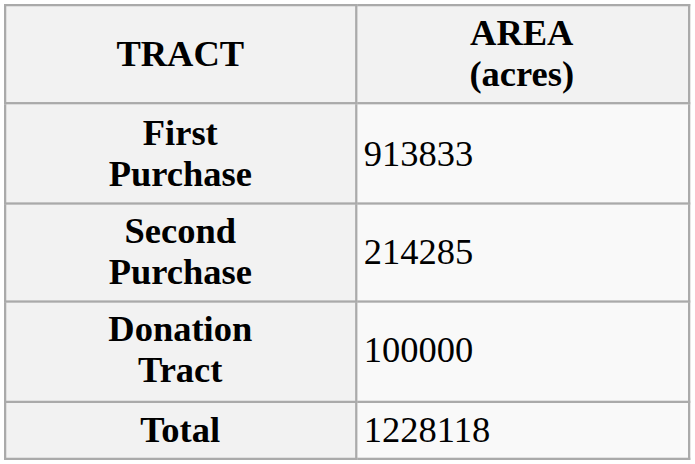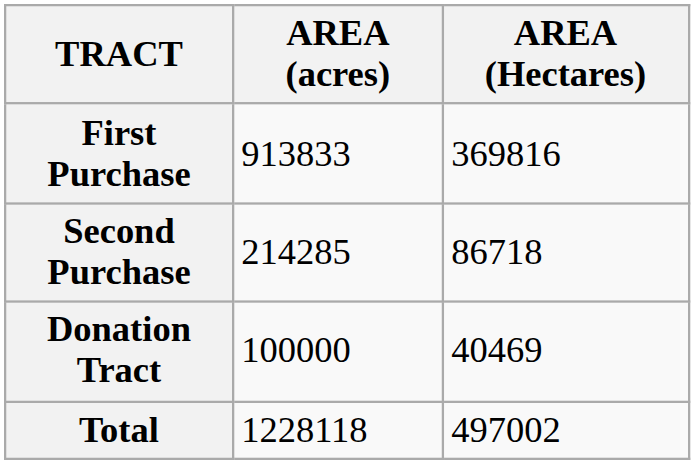+ column: (565, 53)
